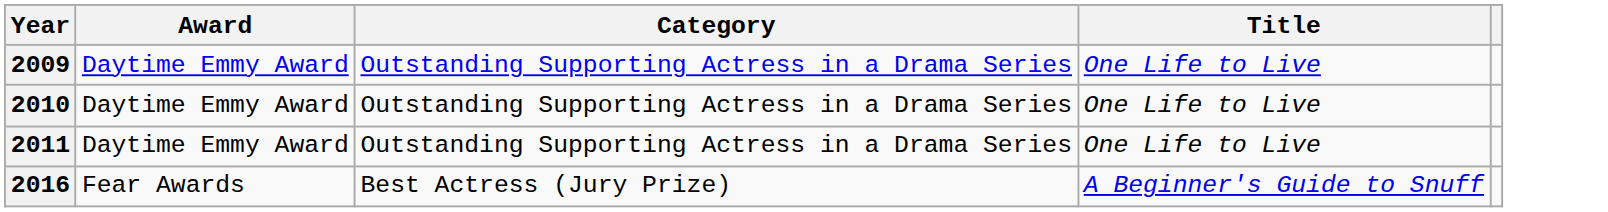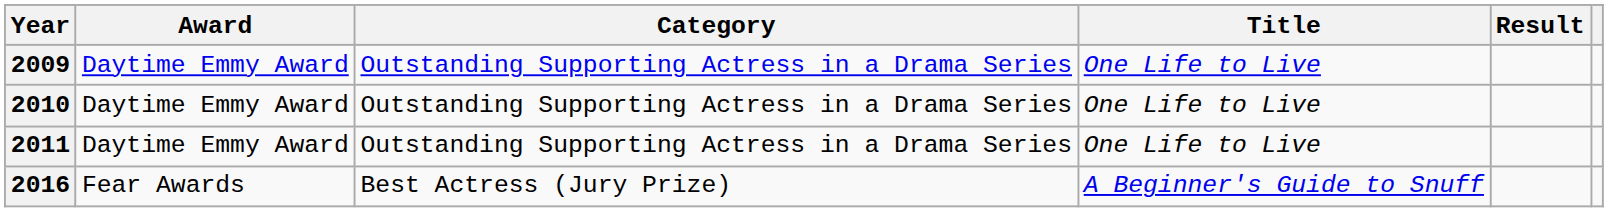+ column: (1540, 25)
